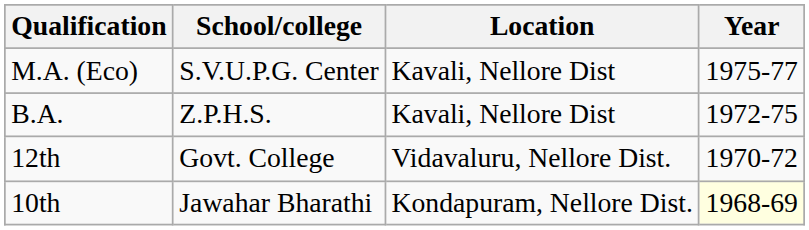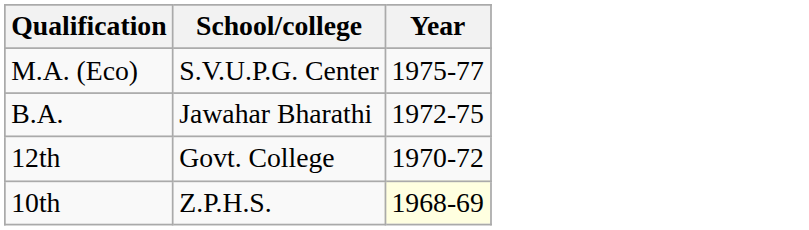- column: (542, 26)
(225, 114) Z.P.H.S. -> (276, 114) Jawahar Bharathi
(276, 202) Jawahar Bharathi -> (225, 202) Z.P.H.S.
